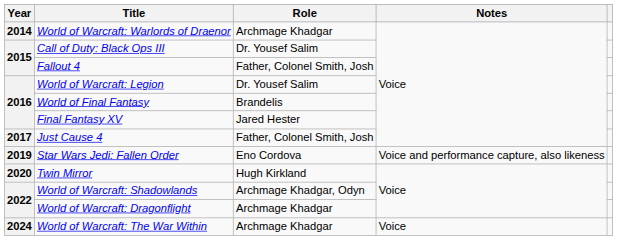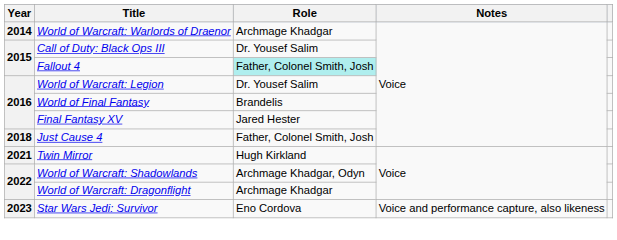(305, 66) no background -> (305, 66) paleturquoise background
(19, 137) 2017 -> (19, 137) 2018
- row: (108, 155)
(19, 173) 2020 -> (19, 155) 2021
+ row: (97, 208)
- row: (122, 226)
